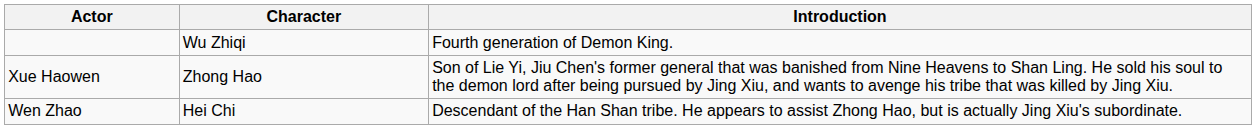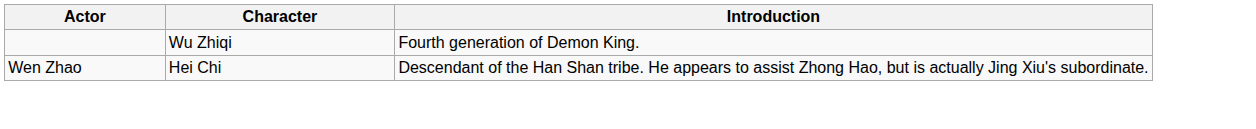- row: (54, 76)
